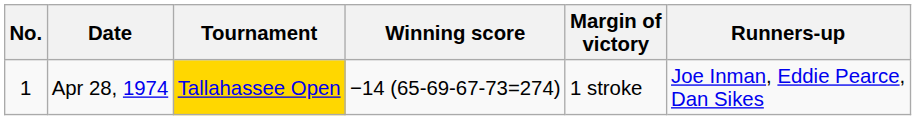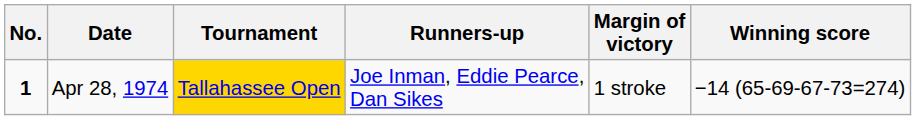columns swapped: (455, 32) <-> (788, 32)
(26, 87) normal -> (26, 87) bold
